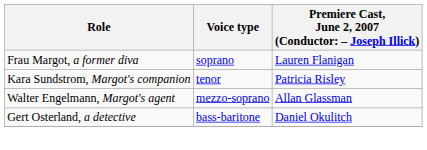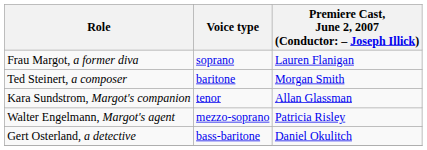+ row: (67, 79)
(310, 79) Patricia Risley -> (313, 98) Allan Glassman
(313, 98) Allan Glassman -> (310, 117) Patricia Risley
